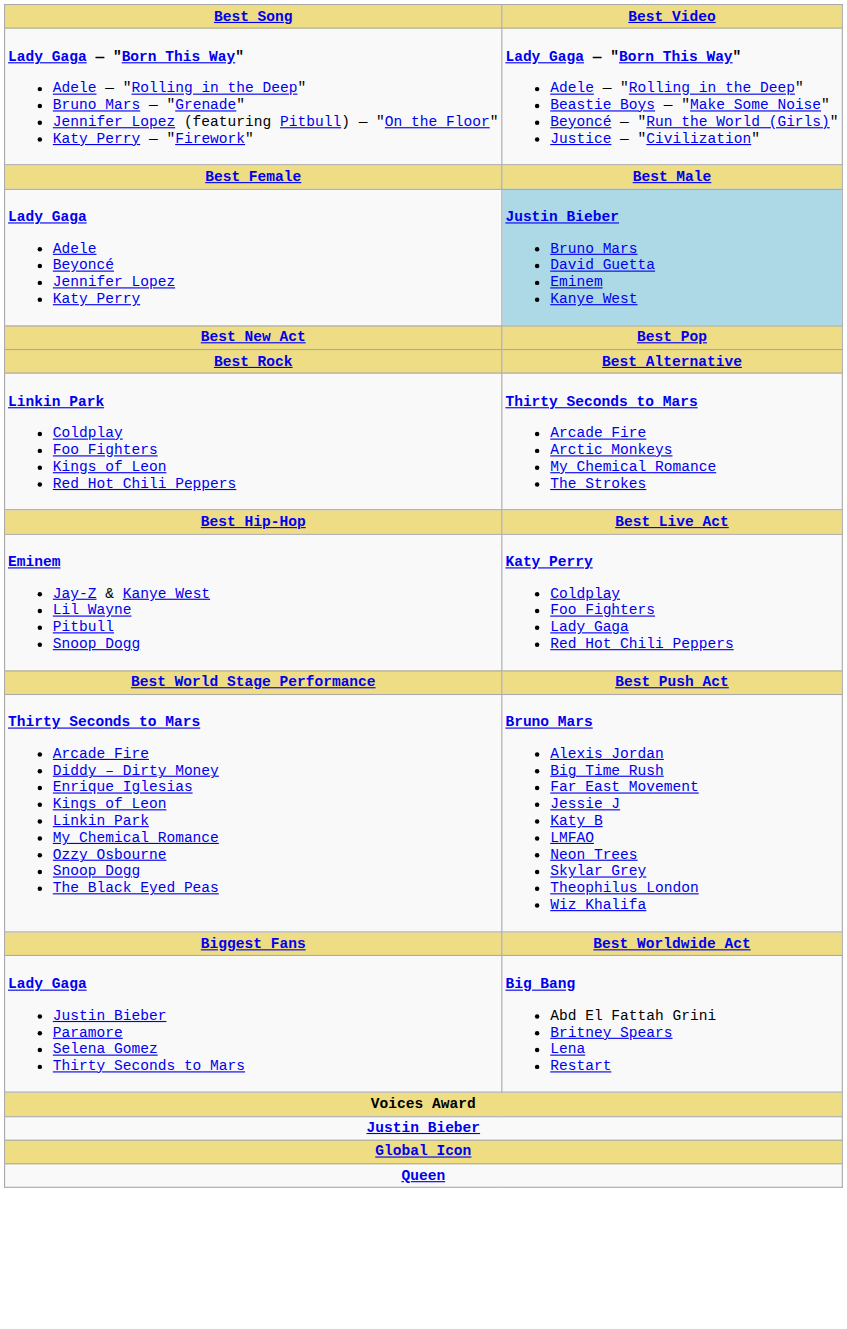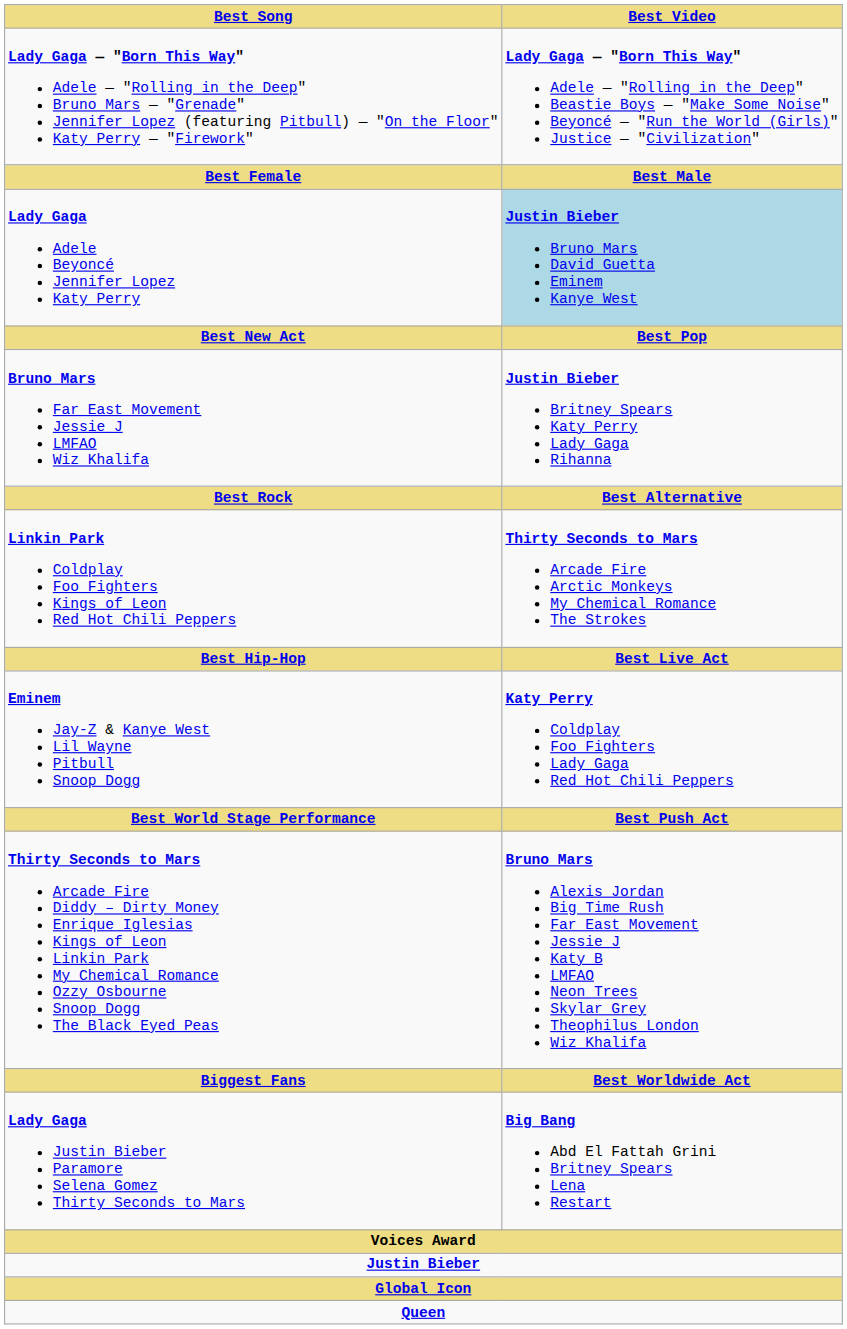+ row: (253, 419)
